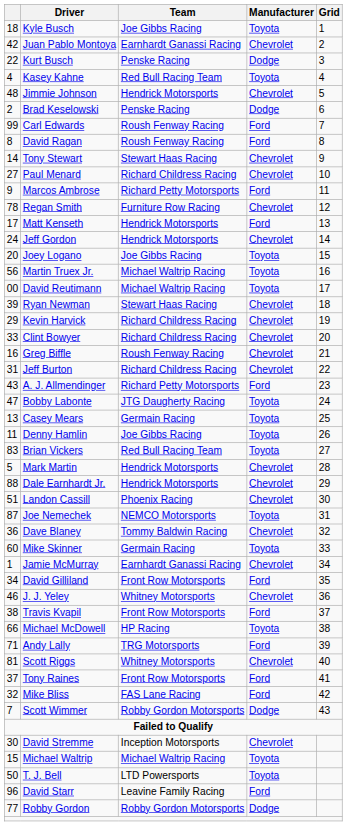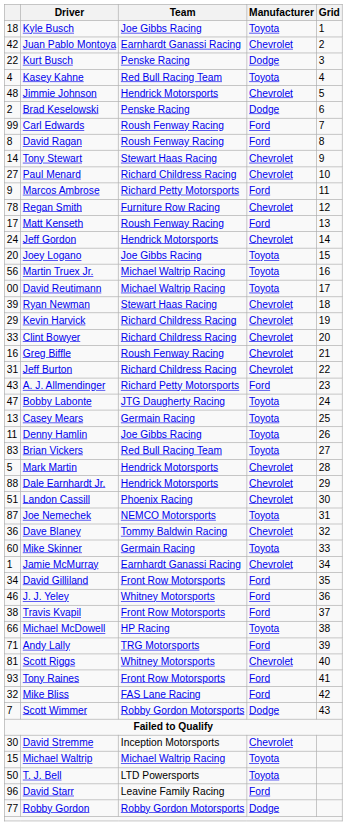(170, 223) Hendrick Motorsports -> (172, 223) Roush Fenway Racing
(271, 597) Chevrolet -> (260, 597) Ford
(12, 678) 37 -> (12, 678) 93
